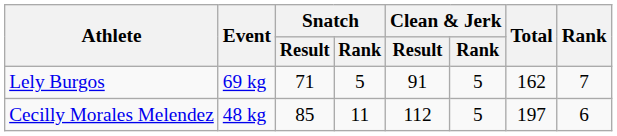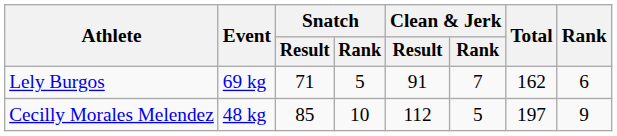(478, 82) 5 -> (478, 82) 7
(584, 82) 7 -> (584, 82) 6
(360, 114) 11 -> (360, 114) 10
(584, 114) 6 -> (584, 114) 9
